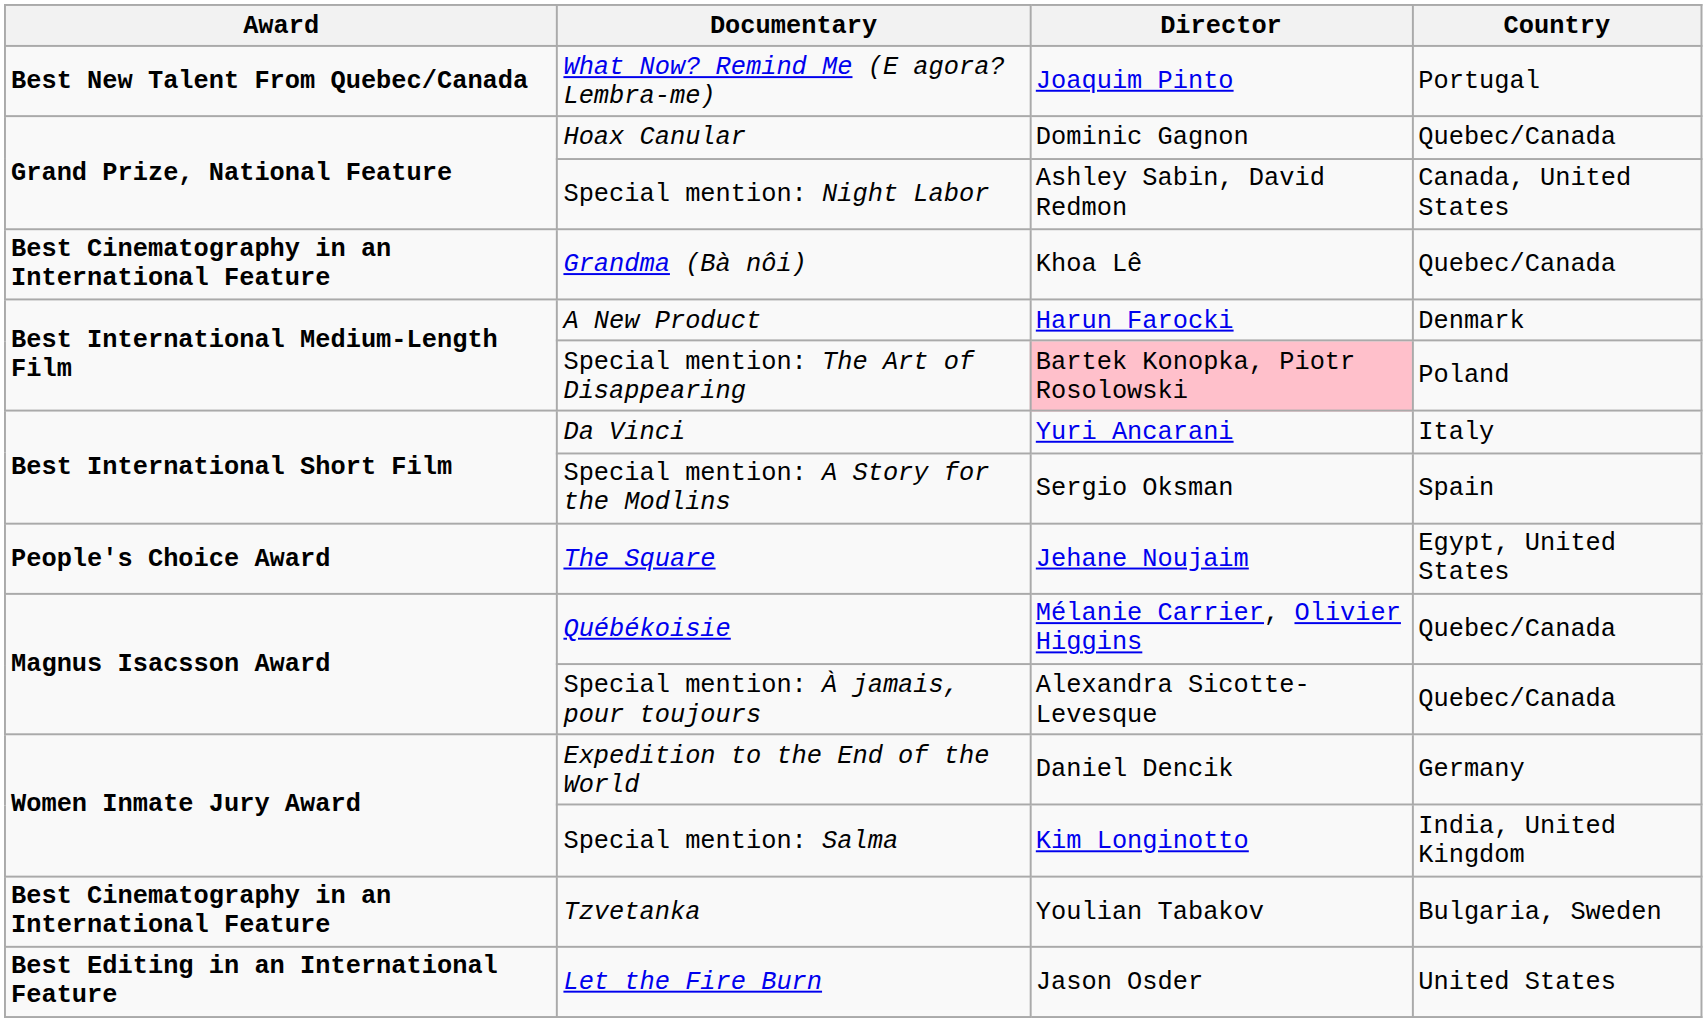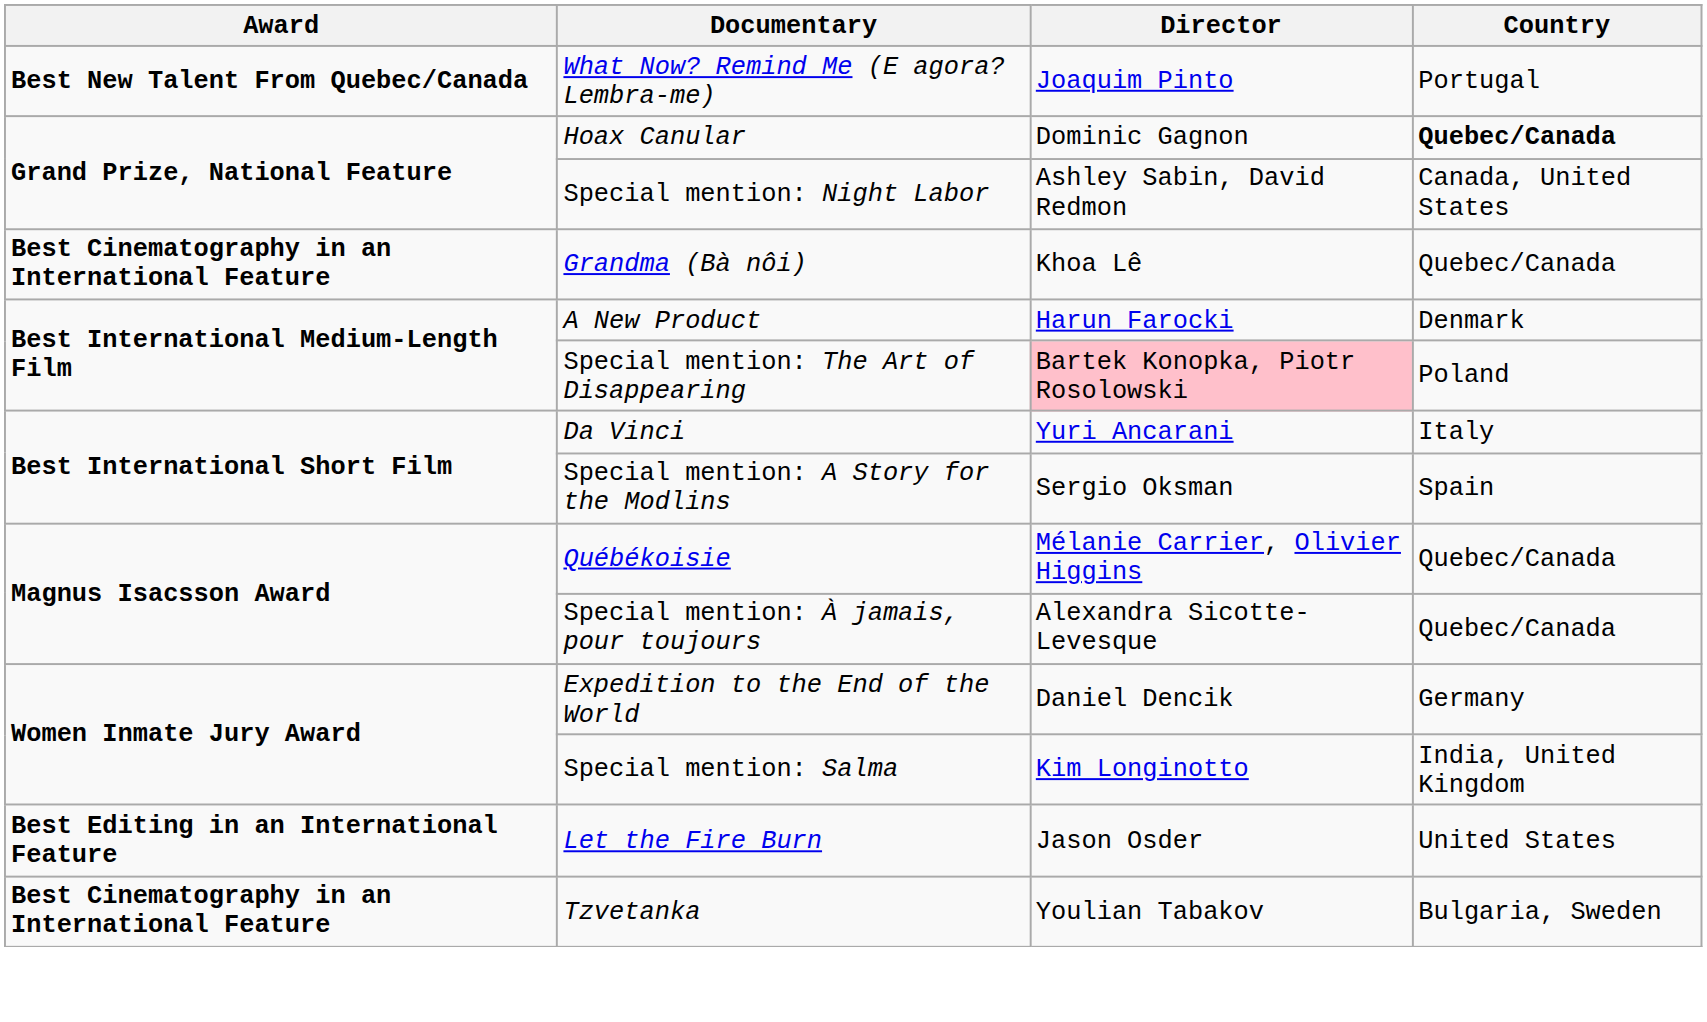(1517, 138) normal -> (1517, 138) bold
- row: (640, 558)
rows swapped: (693, 982) <-> (632, 911)
